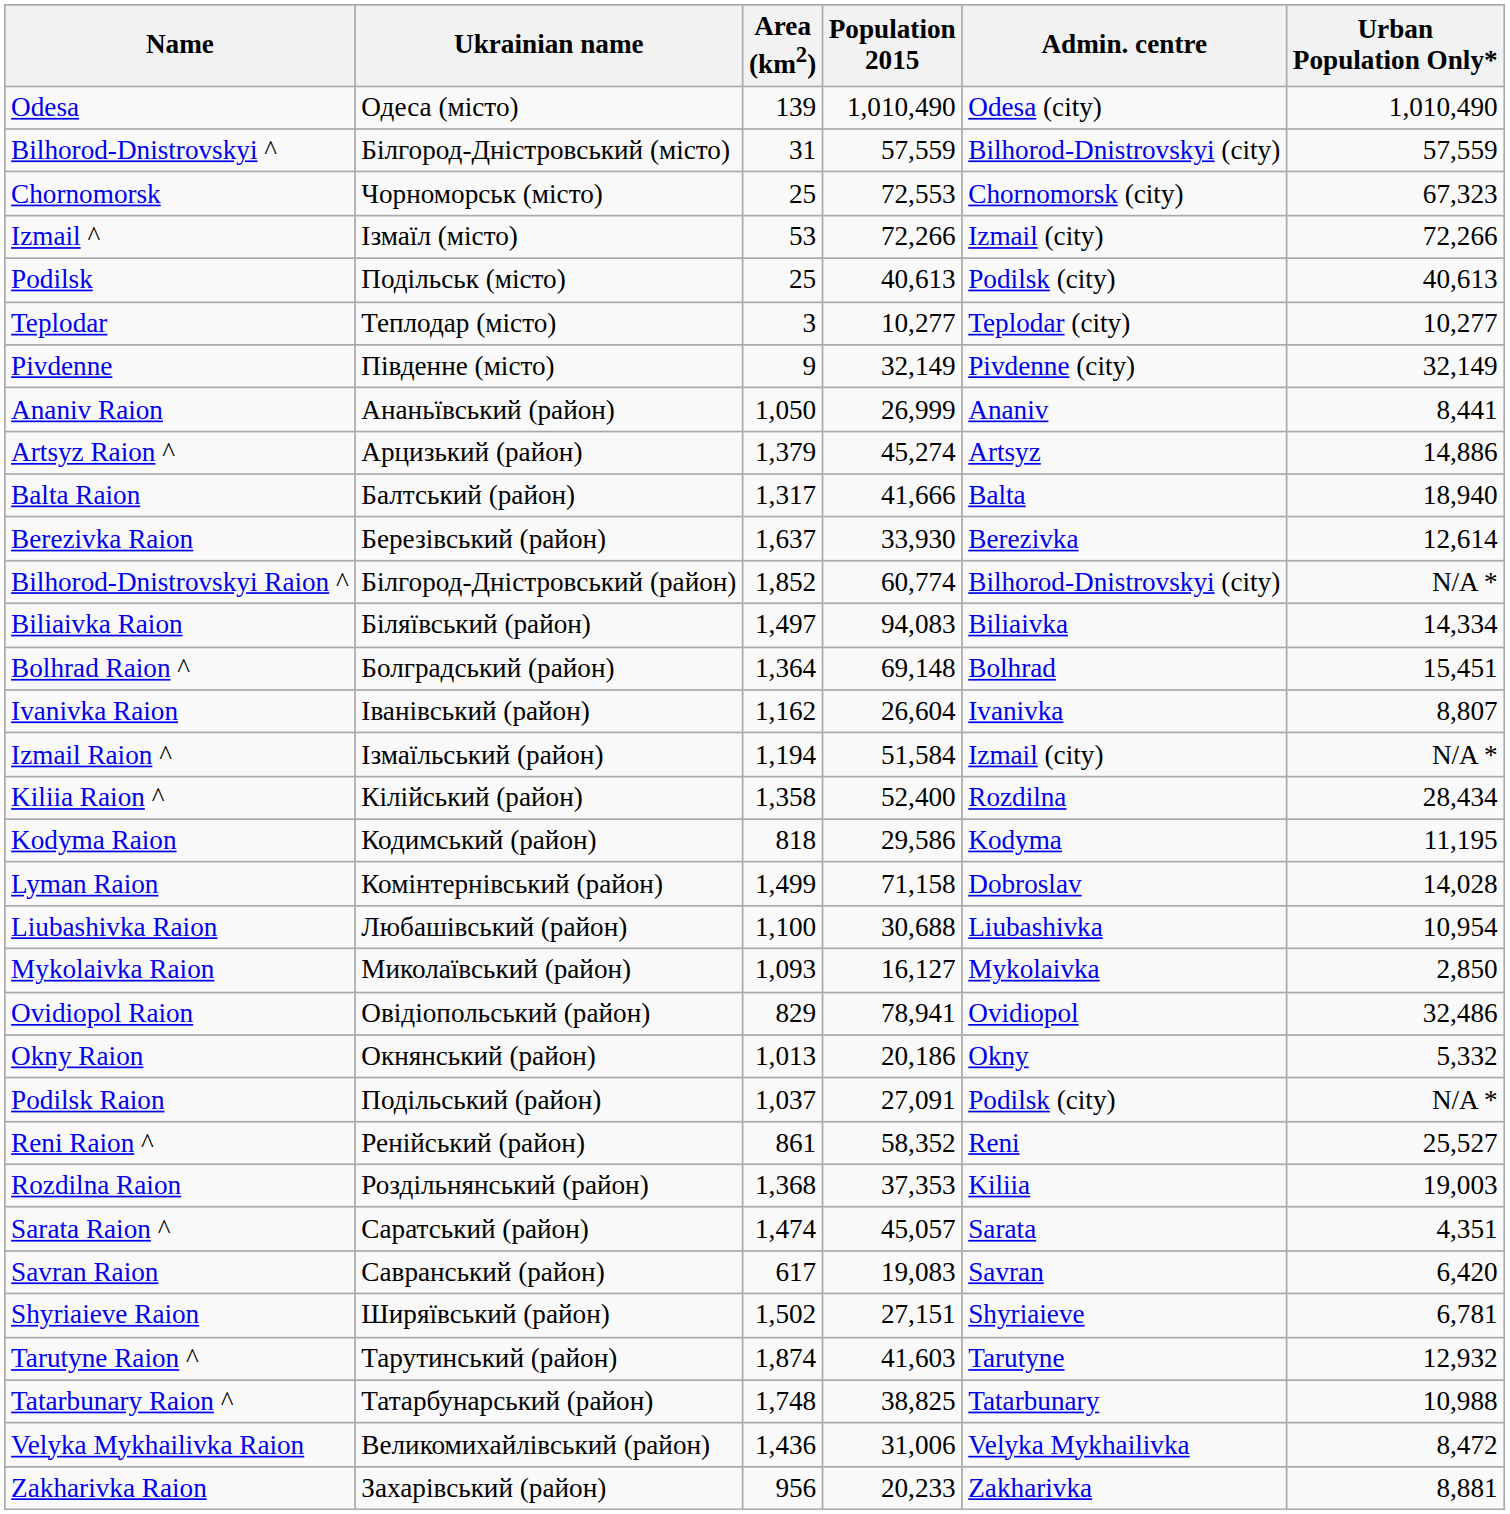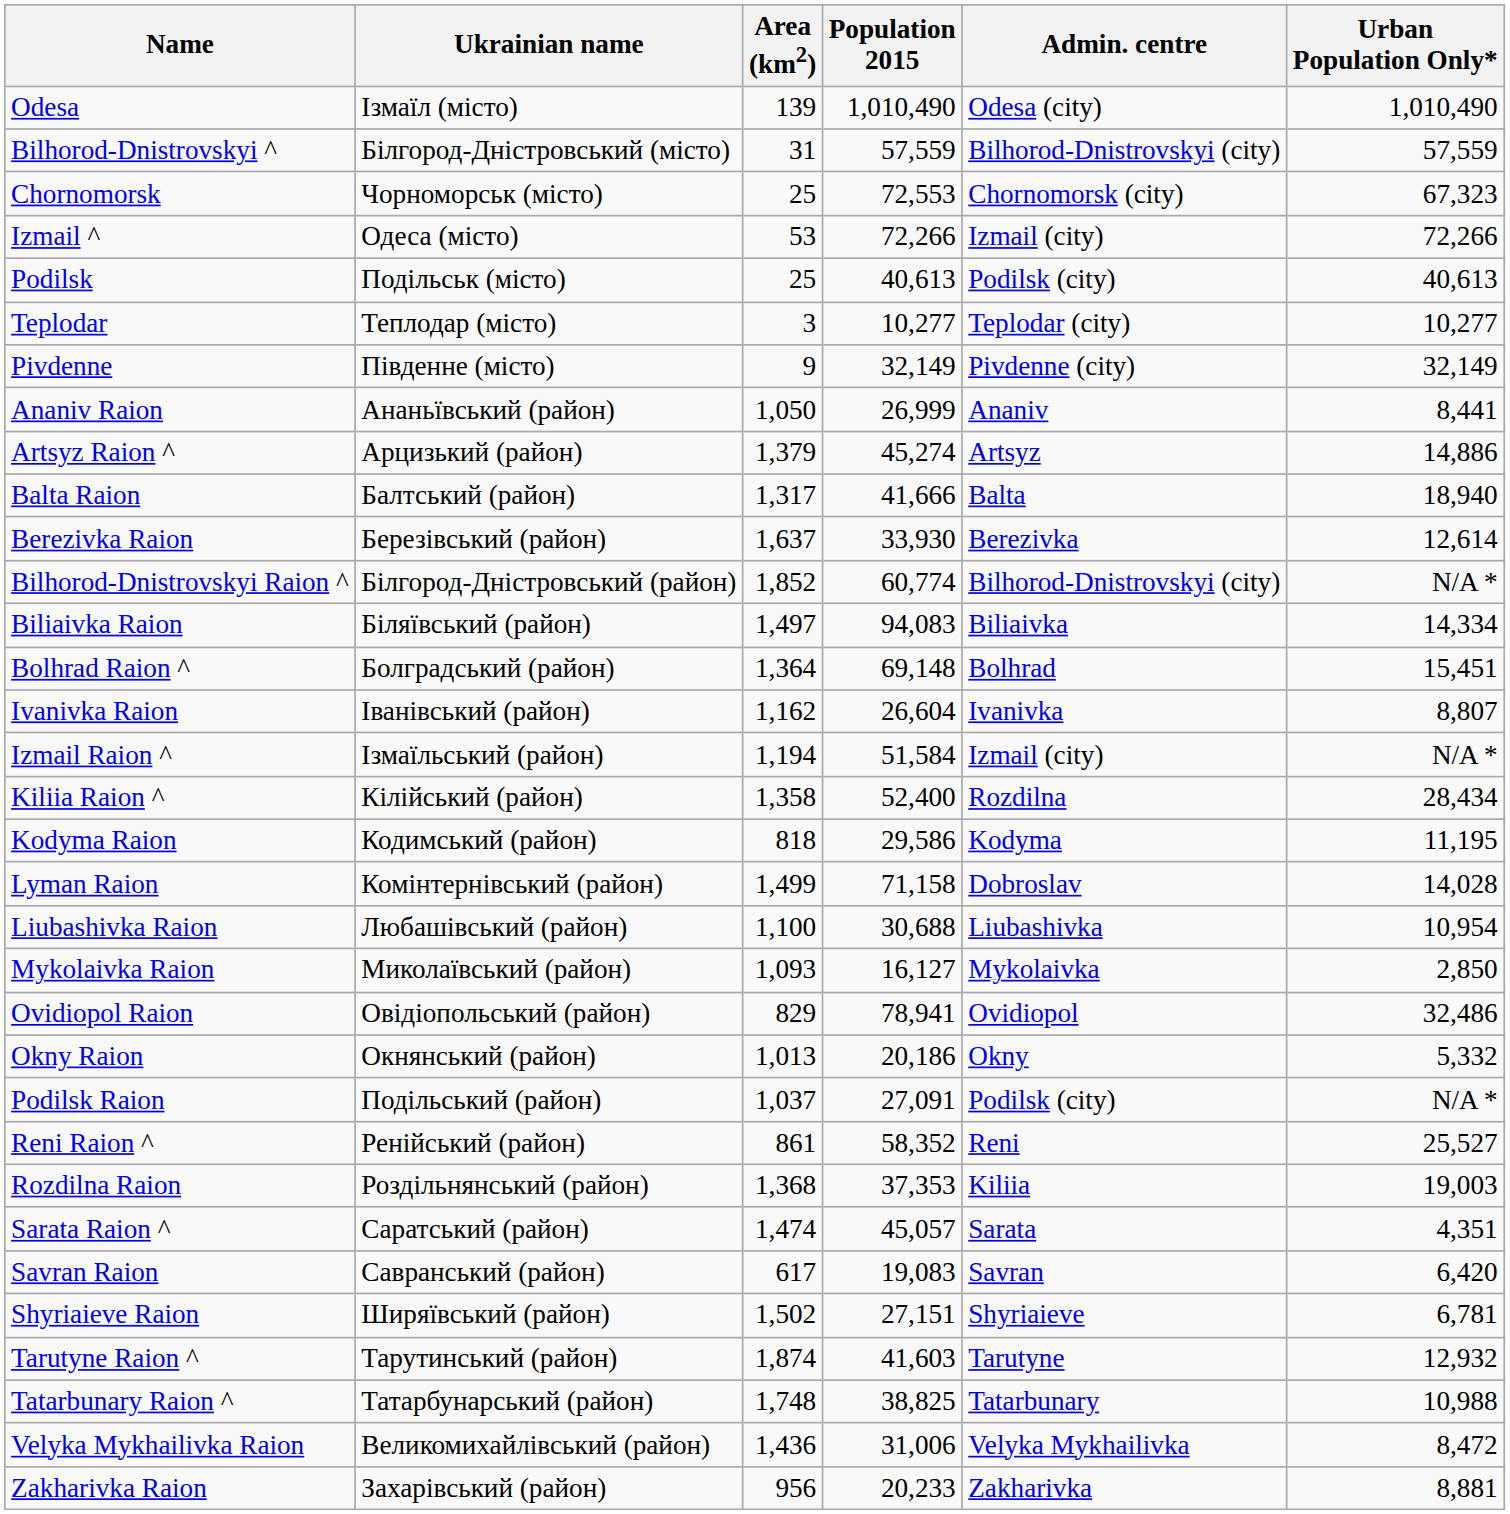(440, 107) Одеса (місто) -> (440, 107) Ізмаїл (місто)
(440, 236) Ізмаїл (місто) -> (440, 236) Одеса (місто)
